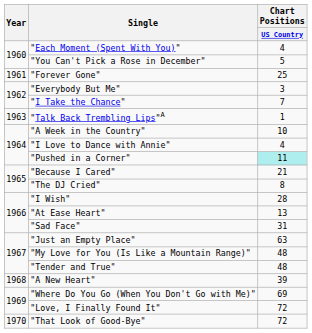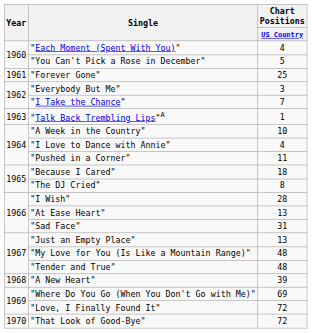(282, 158) paleturquoise background -> (282, 158) no background
(282, 172) 21 -> (282, 172) 18
(282, 240) 63 -> (282, 240) 13
